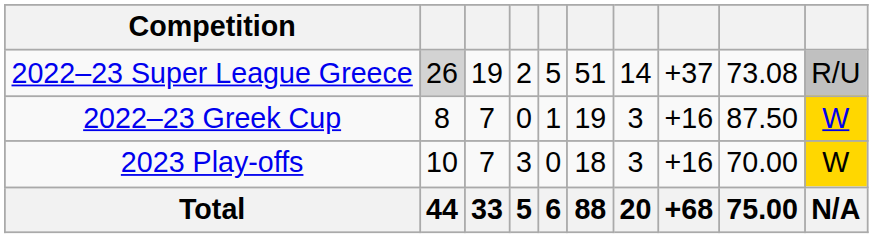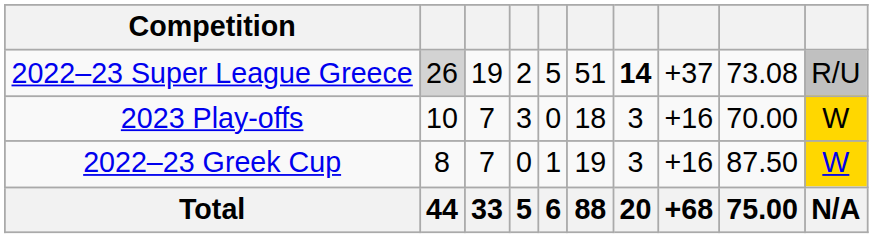(635, 72) normal -> (635, 72) bold
rows swapped: (212, 118) <-> (212, 163)
